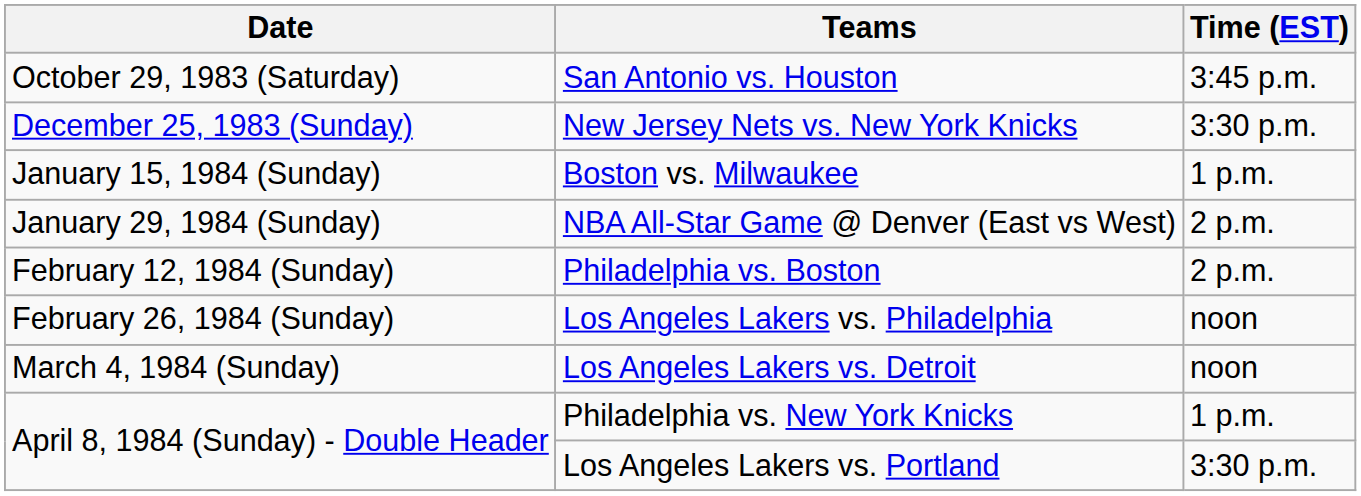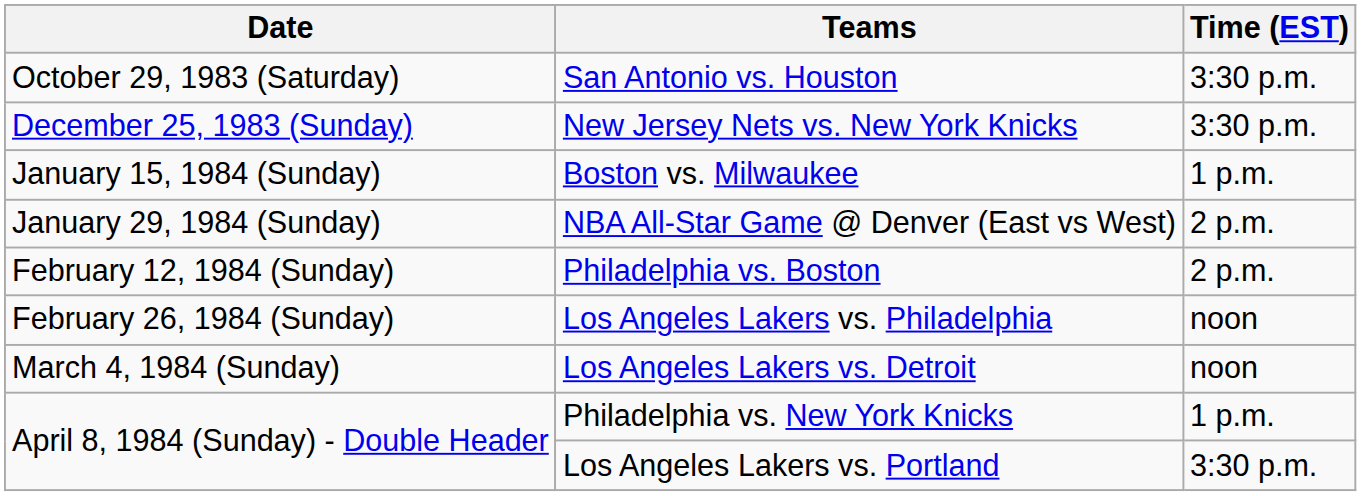(1254, 77) 3:45 p.m. -> (1254, 77) 3:30 p.m.
